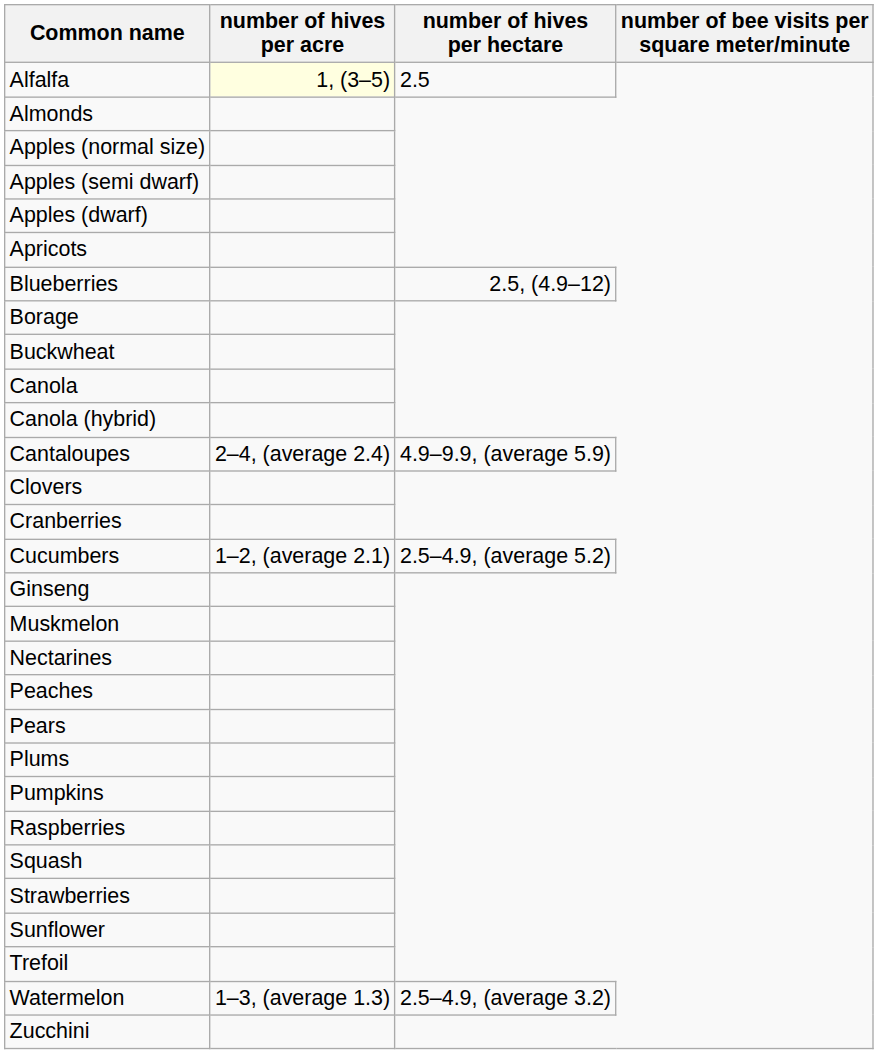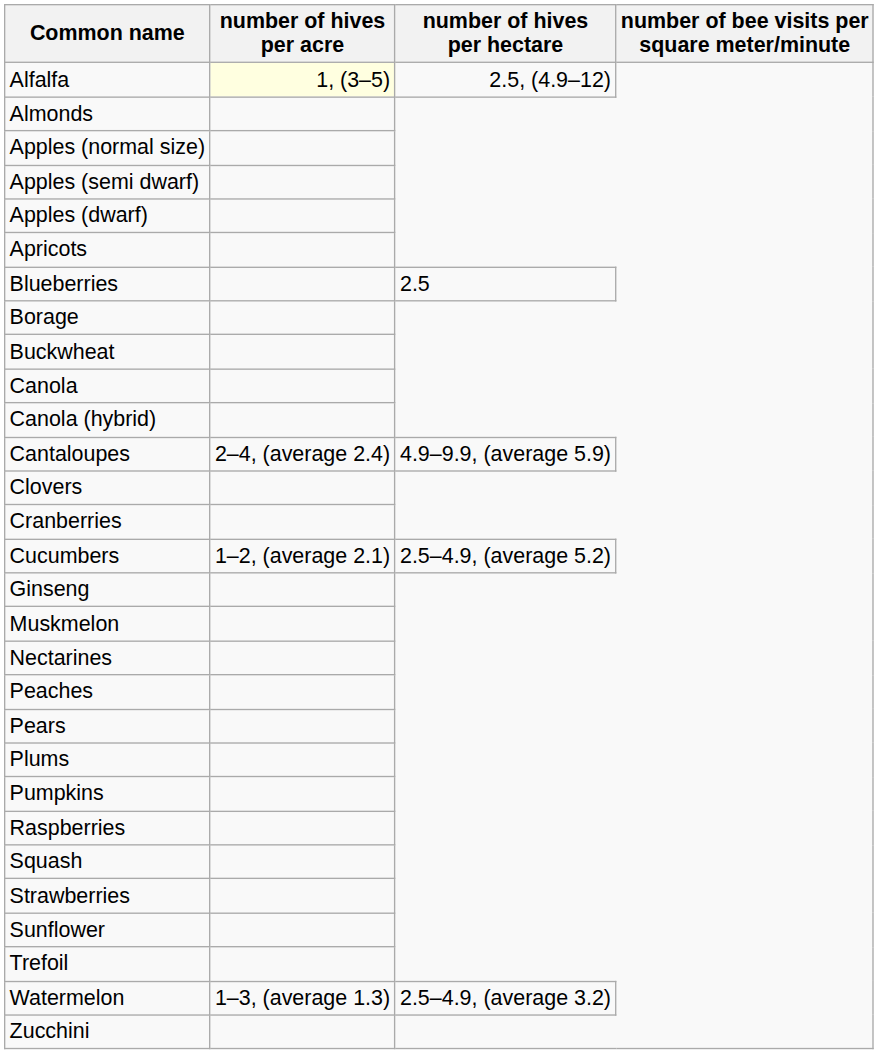(415, 79) 2.5 -> (550, 79) 2.5, (4.9–12)
(550, 283) 2.5, (4.9–12) -> (415, 283) 2.5
